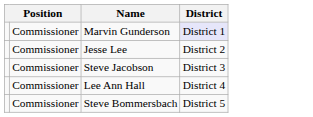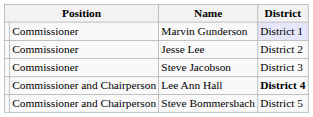(45, 85) Commissioner -> (84, 85) Commissioner and Chairperson
(204, 85) normal -> (283, 85) bold
(45, 103) Commissioner -> (84, 103) Commissioner and Chairperson
